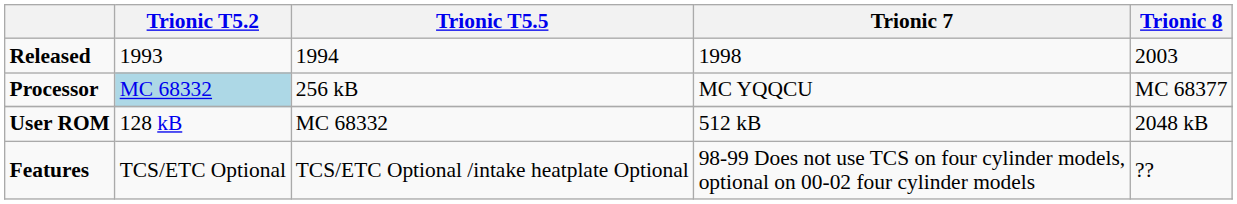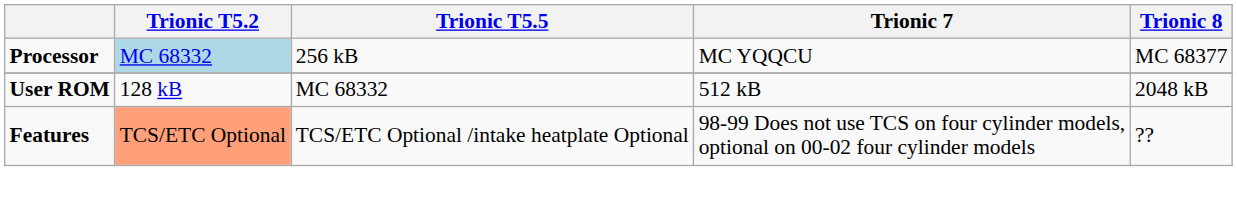- row: (50, 55)
(203, 169) no background -> (203, 135) lightsalmon background
